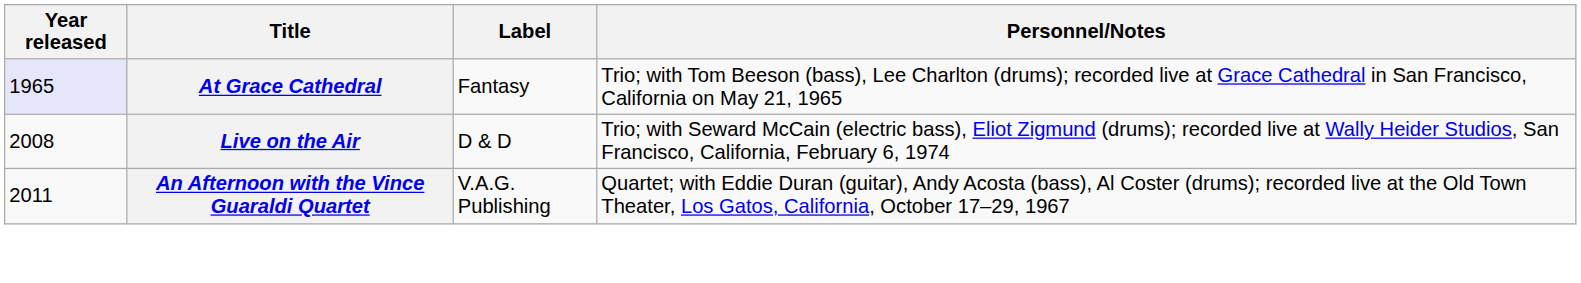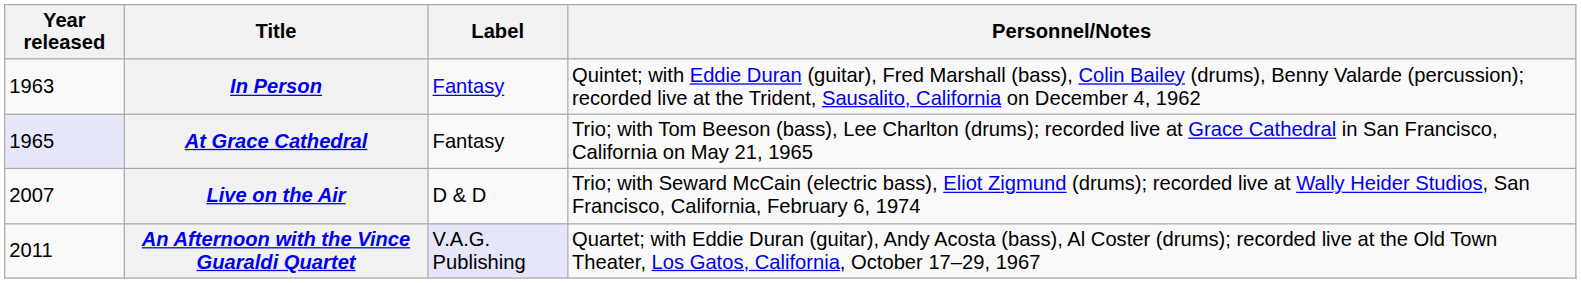+ row: (276, 86)
(32, 141) 2008 -> (32, 195) 2007
(504, 195) no background -> (479, 250) lavender background
